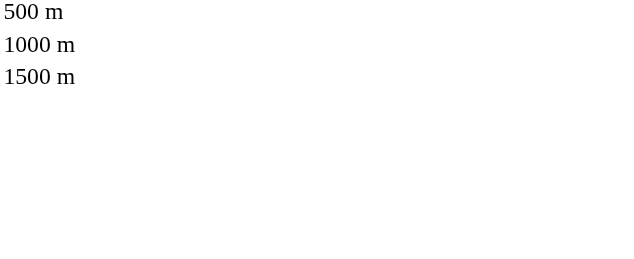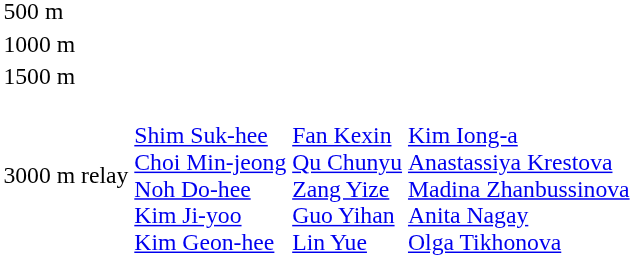+ row: (66, 175)
